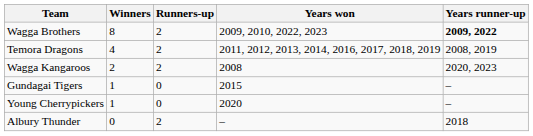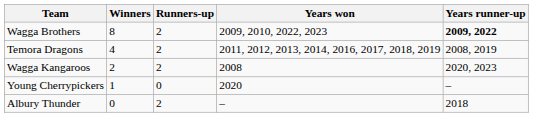- row: (45, 85)
